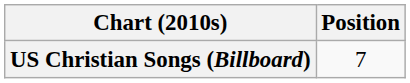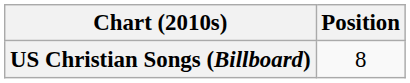(361, 58) 7 -> (361, 58) 8
